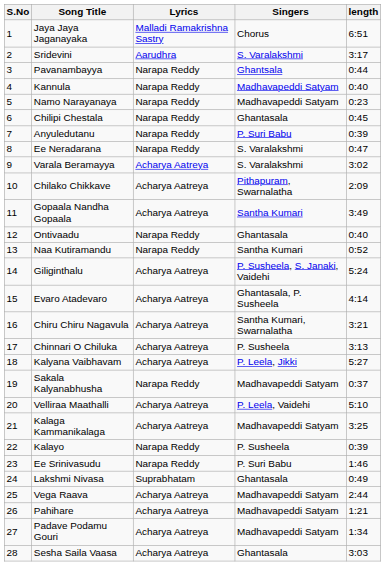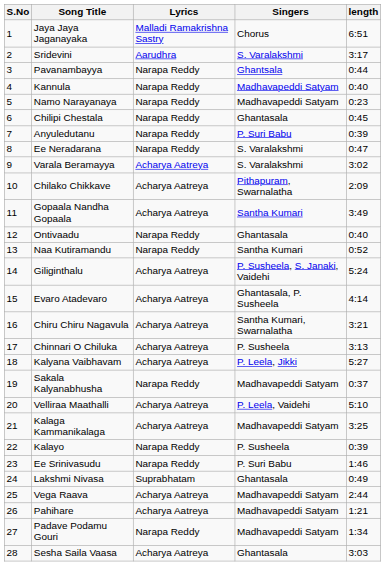(172, 532) Acharya Aatreya -> (167, 532) Narapa Reddy
